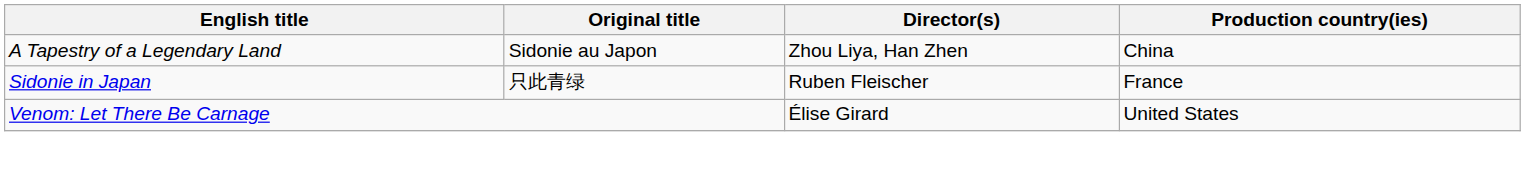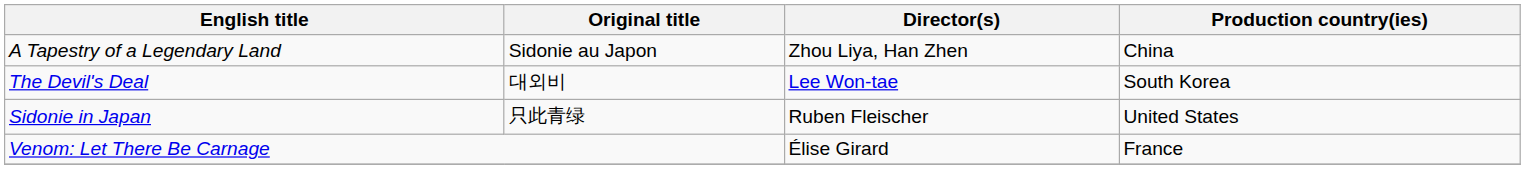+ row: (79, 82)
(1153, 82) France -> (1181, 116) United States
(1181, 114) United States -> (1153, 148) France
